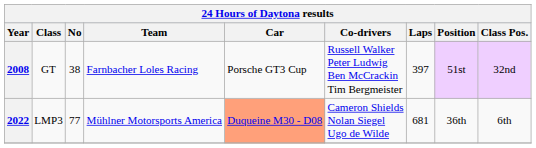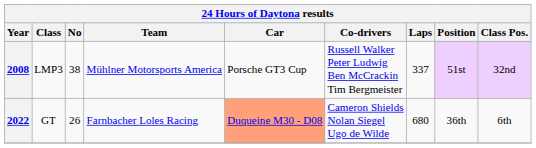(49, 70) GT -> (49, 70) LMP3
(142, 70) Farnbacher Loles Racing -> (154, 70) Mühlner Motorsports America
(420, 70) 397 -> (420, 70) 337
(49, 121) LMP3 -> (49, 121) GT
(75, 121) 77 -> (75, 121) 26
(154, 121) Mühlner Motorsports America -> (142, 121) Farnbacher Loles Racing
(420, 121) 681 -> (420, 121) 680
